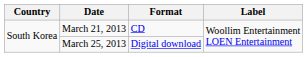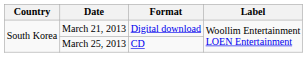(138, 28) CD -> (166, 28) Digital download
(166, 44) Digital download -> (138, 44) CD
